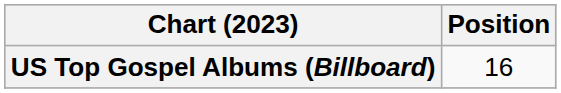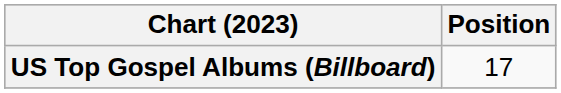(499, 66) 16 -> (499, 66) 17
